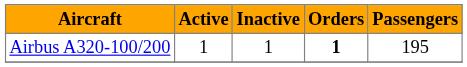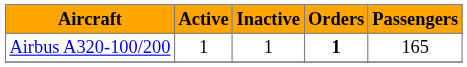(415, 47) 195 -> (415, 47) 165
